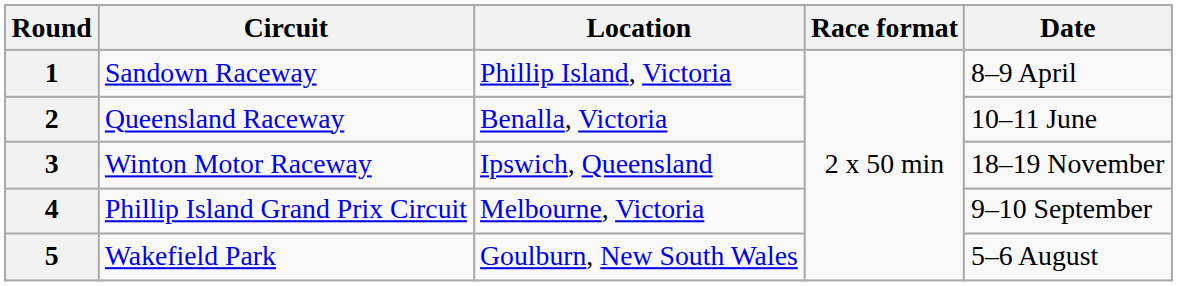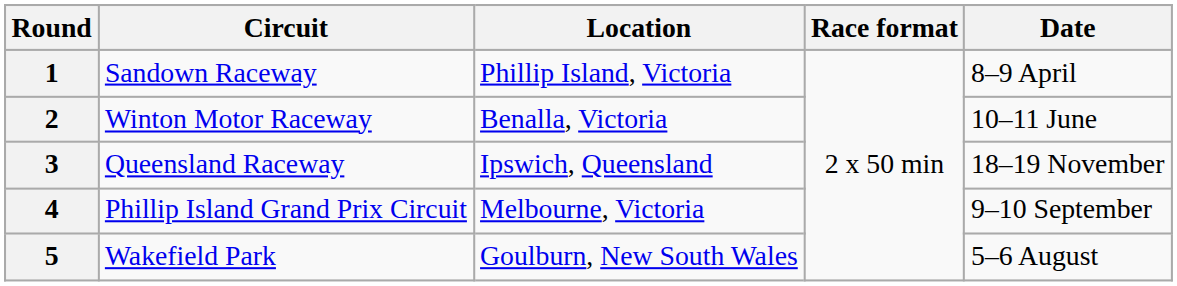(225, 118) Queensland Raceway -> (238, 118) Winton Motor Raceway
(238, 164) Winton Motor Raceway -> (225, 164) Queensland Raceway
